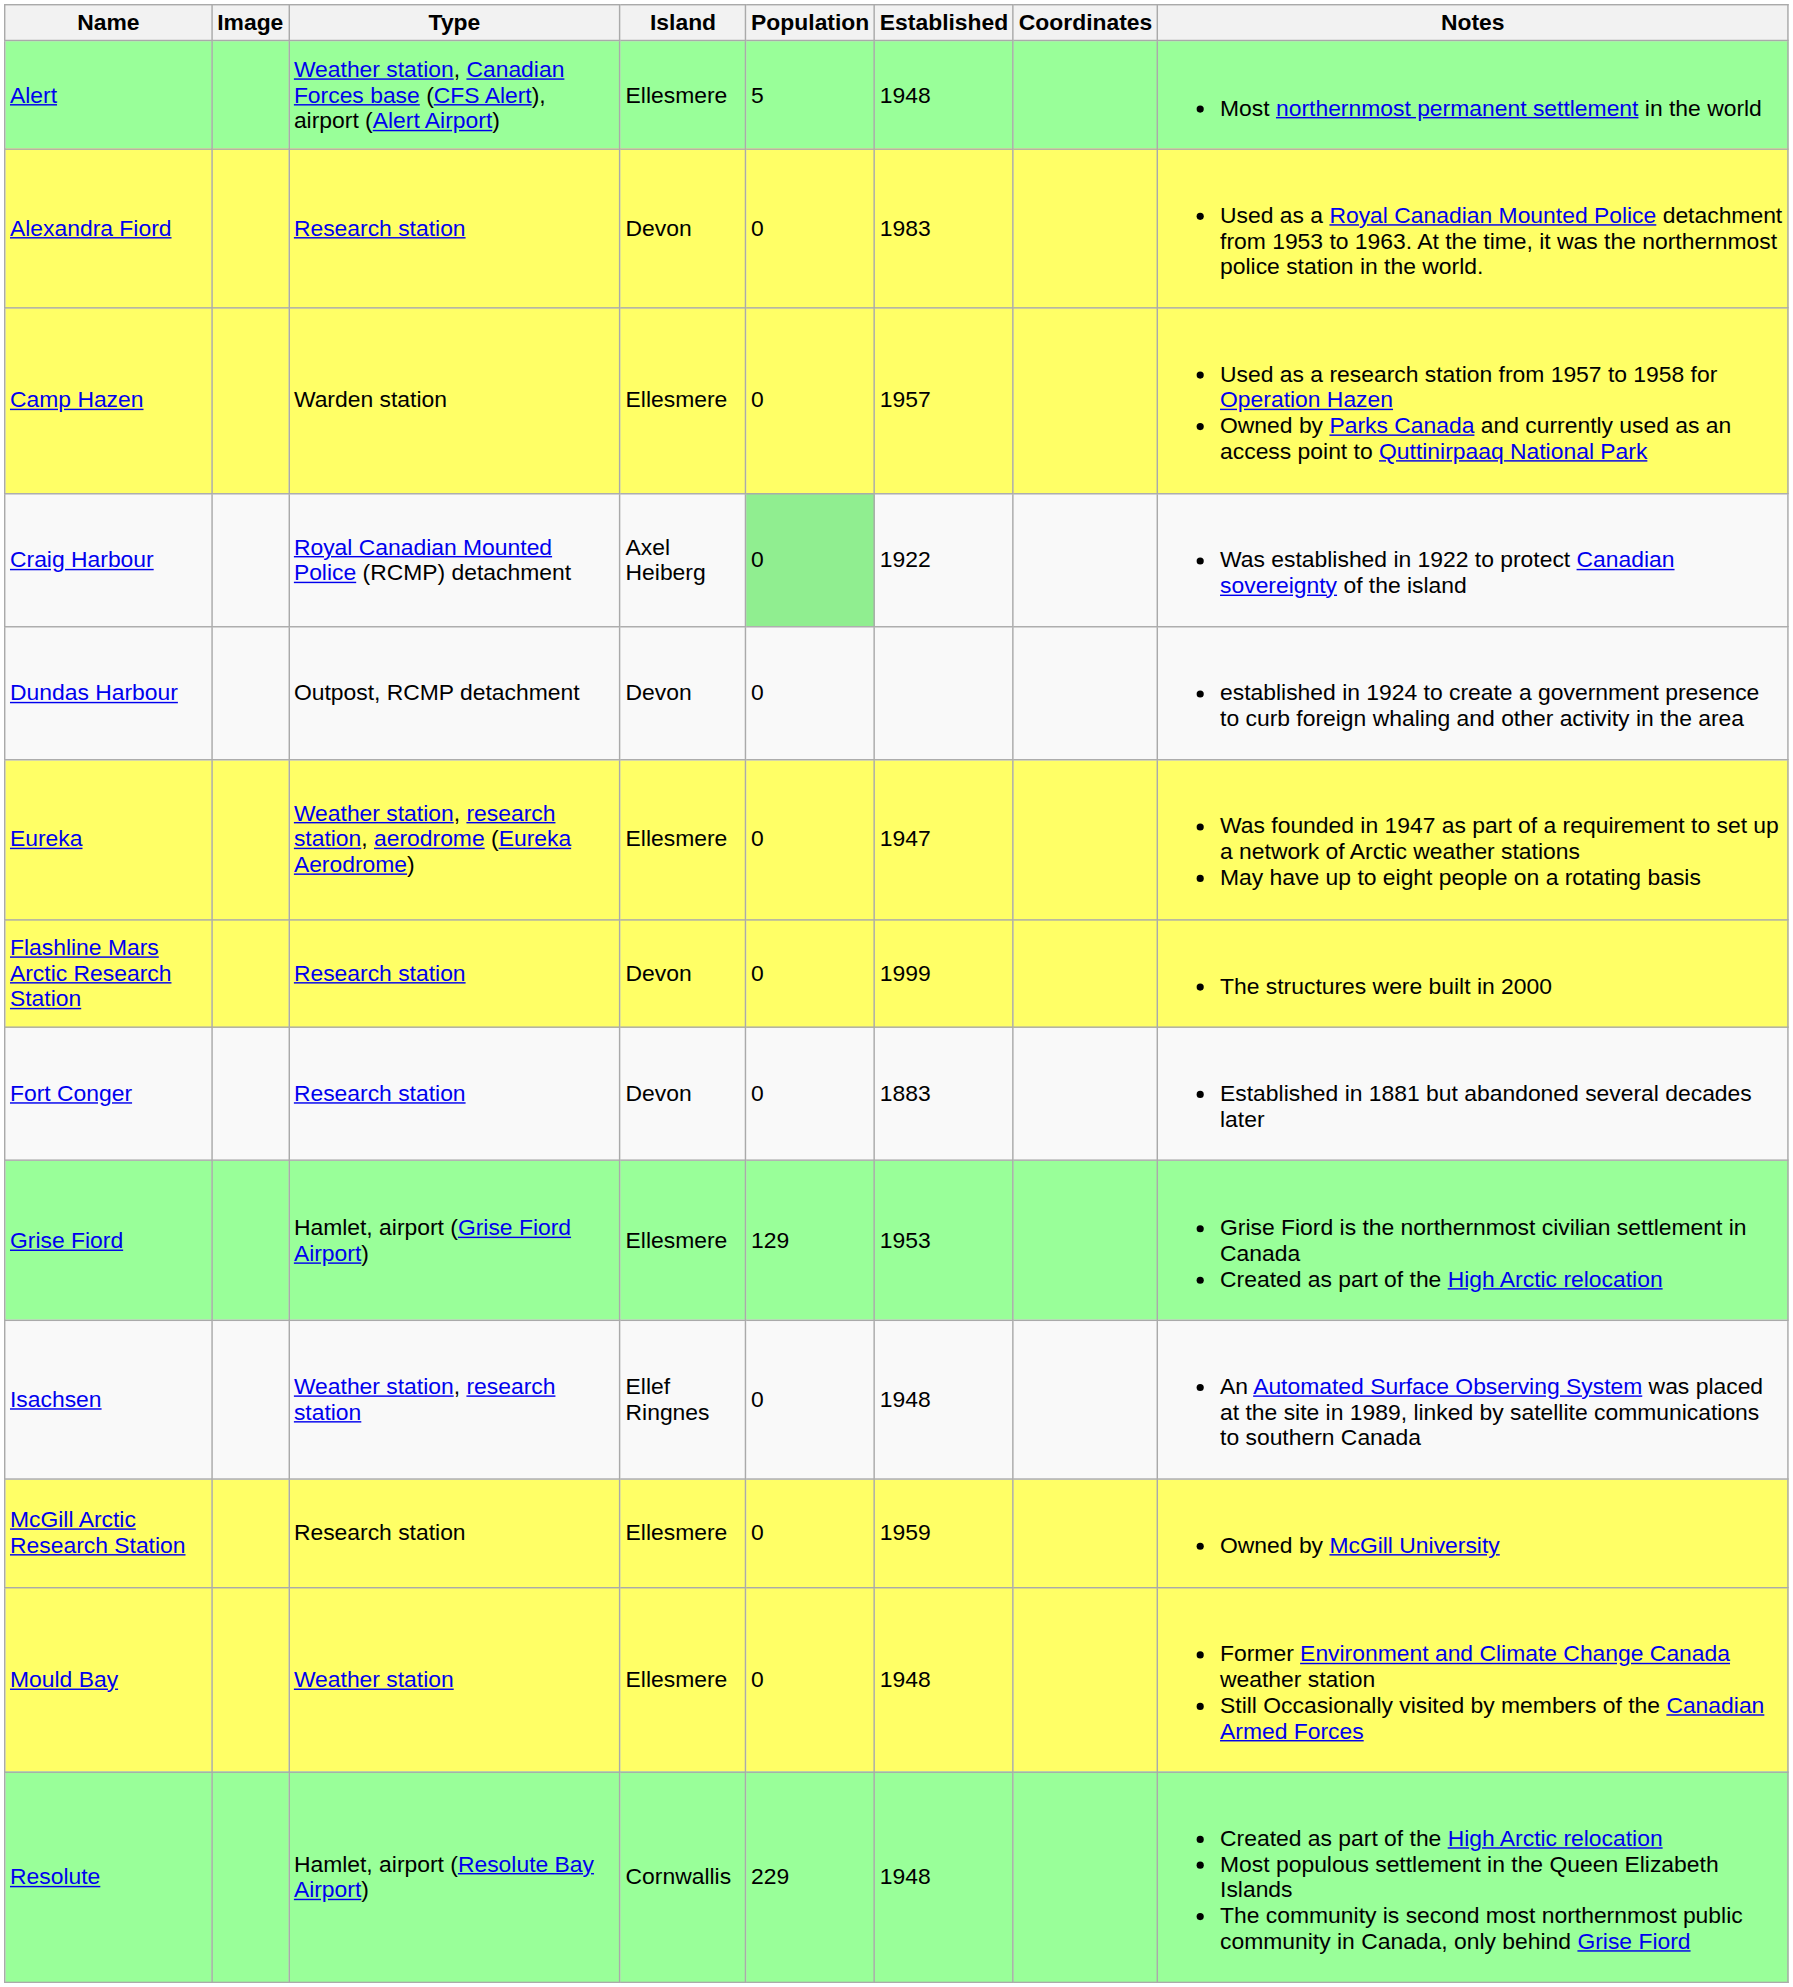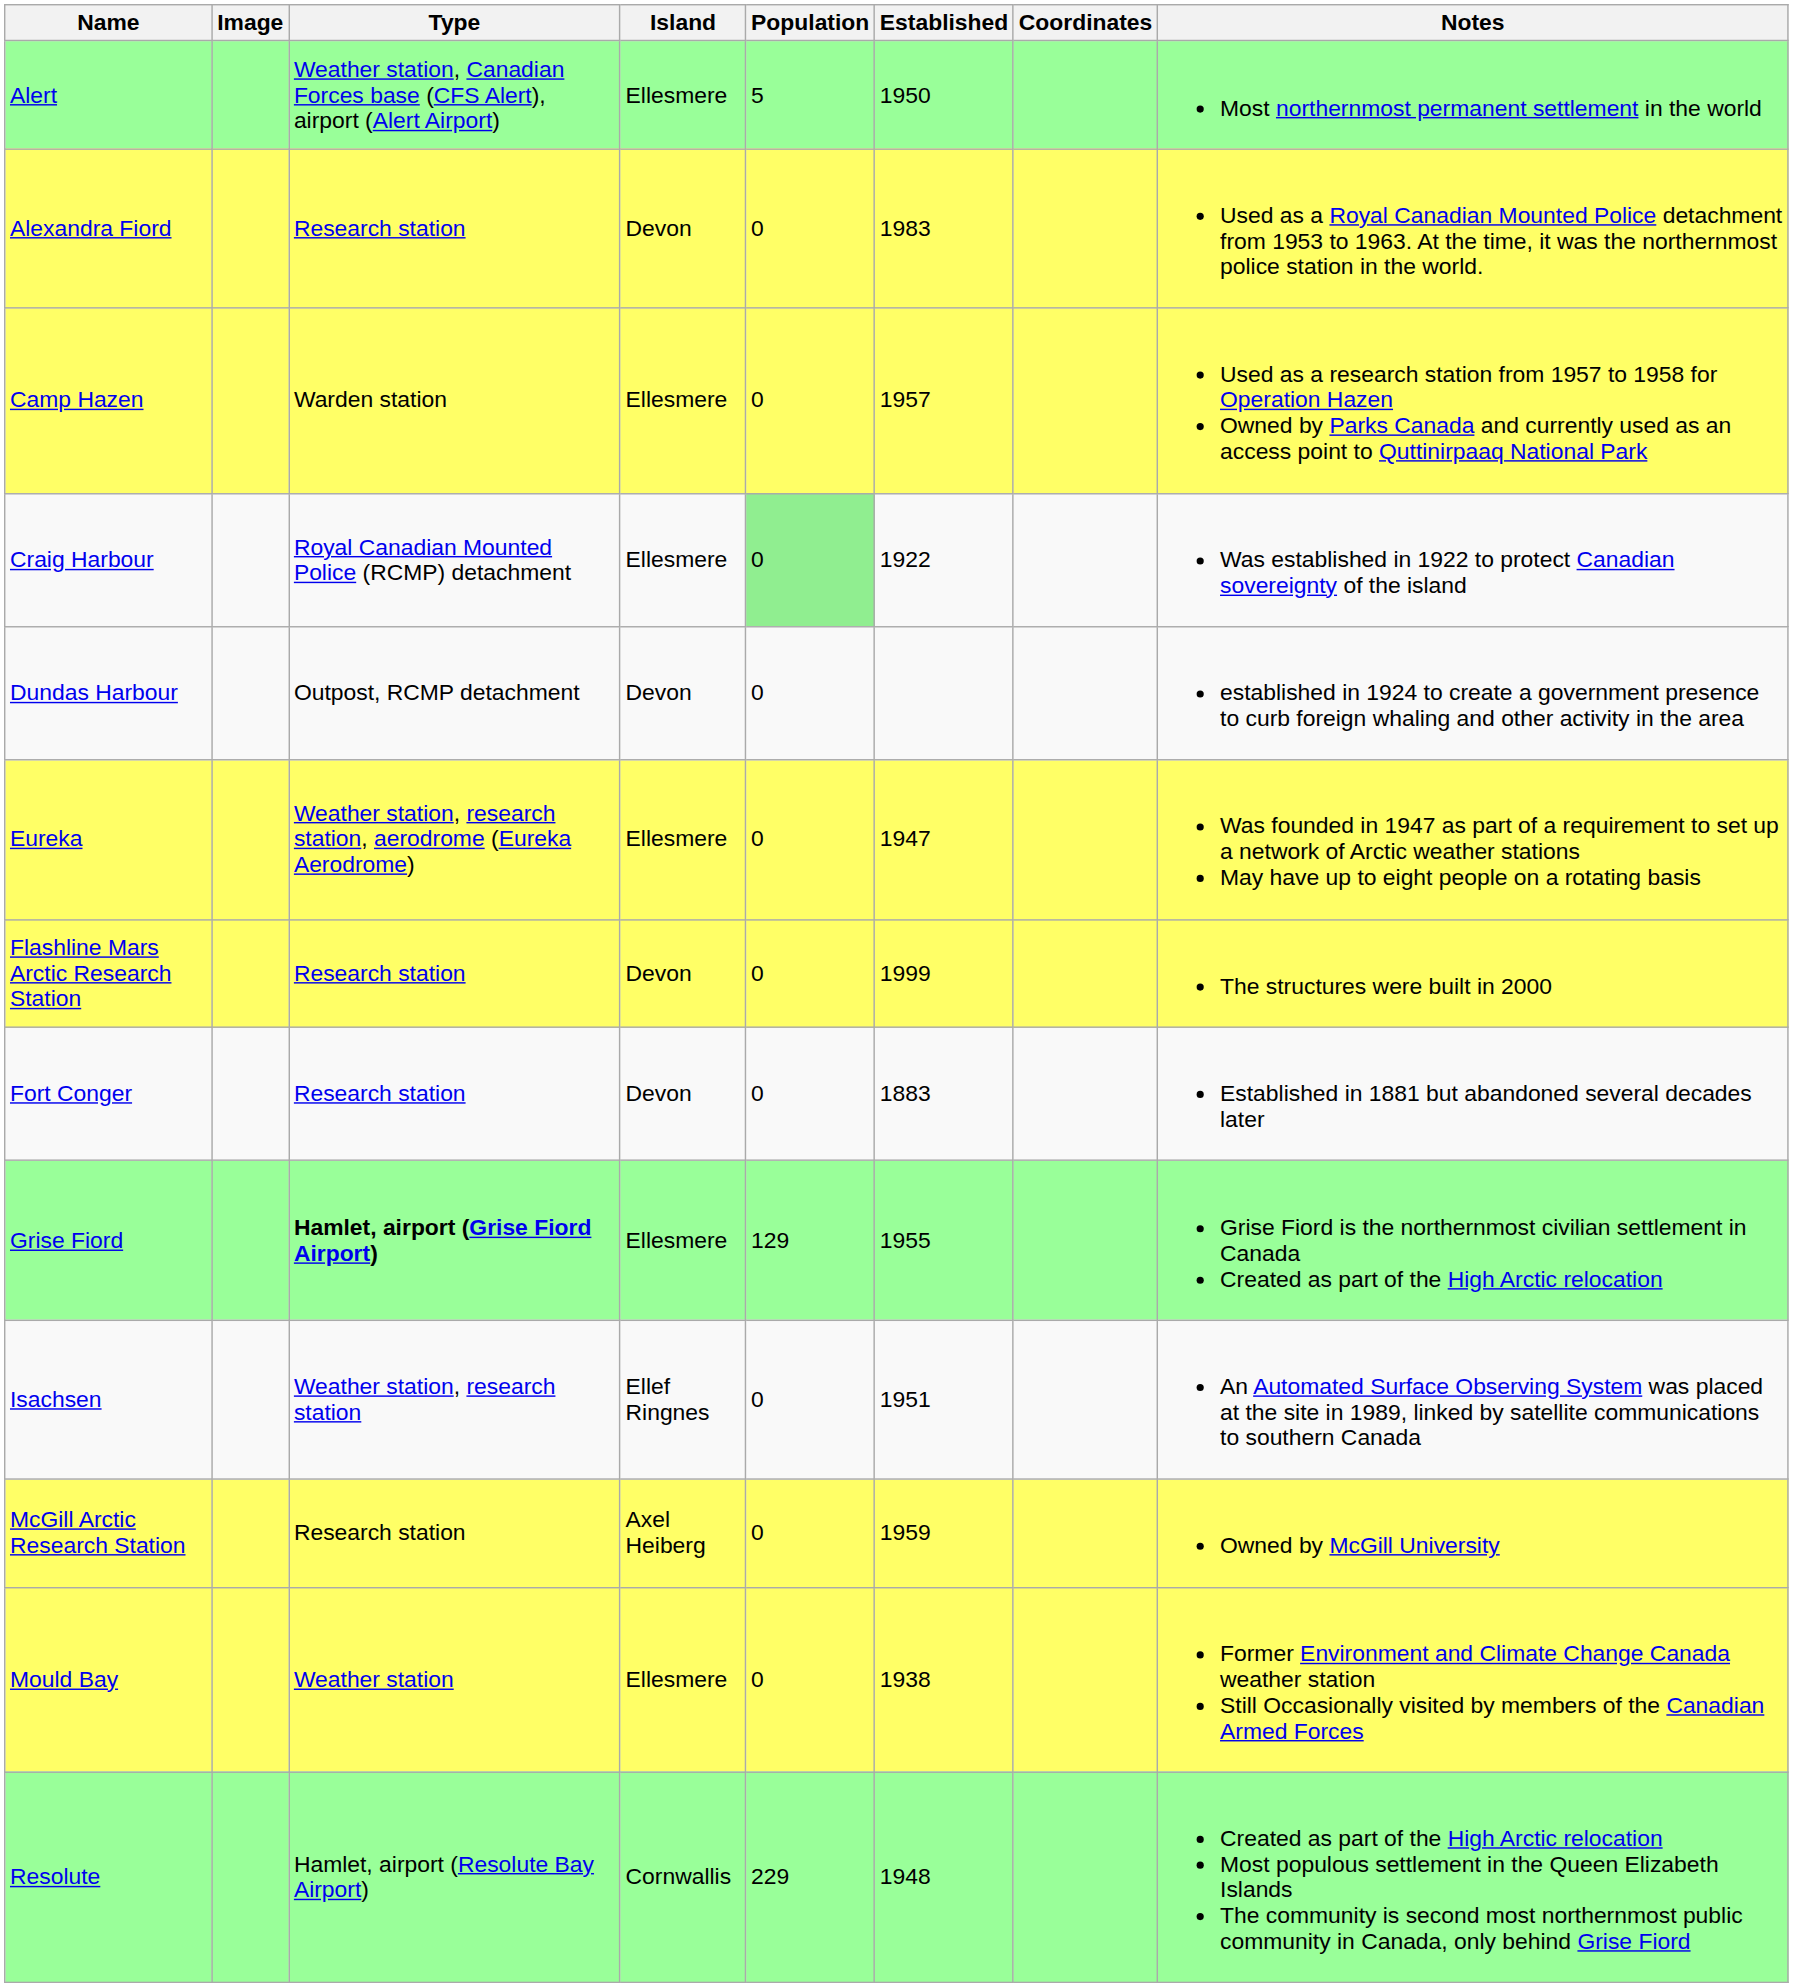(905, 94) 1948 -> (905, 94) 1950
(666, 559) Axel Heiberg -> (676, 559) Ellesmere
(432, 1240) normal -> (443, 1240) bold
(905, 1240) 1953 -> (905, 1240) 1955
(905, 1399) 1948 -> (905, 1399) 1951
(676, 1532) Ellesmere -> (666, 1532) Axel Heiberg
(905, 1679) 1948 -> (905, 1679) 1938
